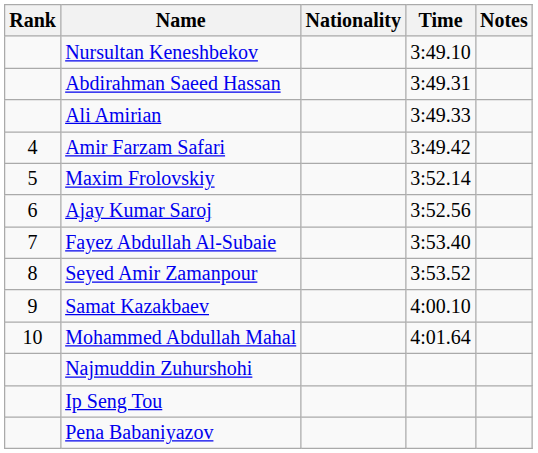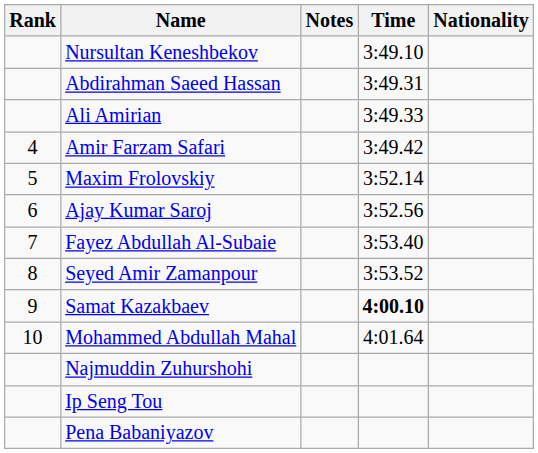columns swapped: (353, 20) <-> (504, 20)
(441, 305) normal -> (393, 305) bold
